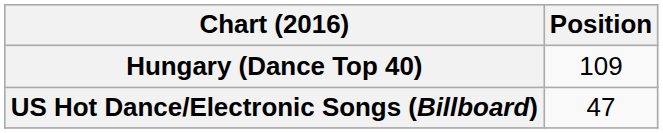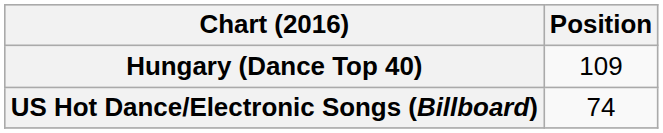(601, 107) 47 -> (601, 107) 74
